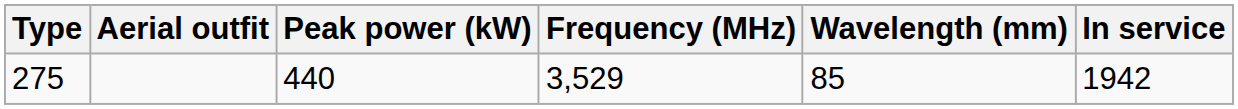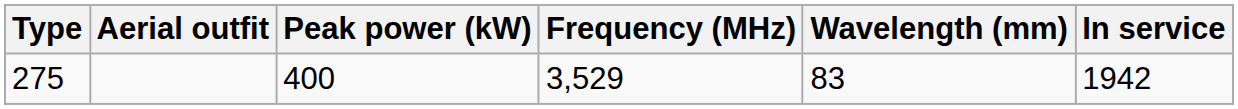(309, 78) 440 -> (309, 78) 400
(828, 78) 85 -> (828, 78) 83
